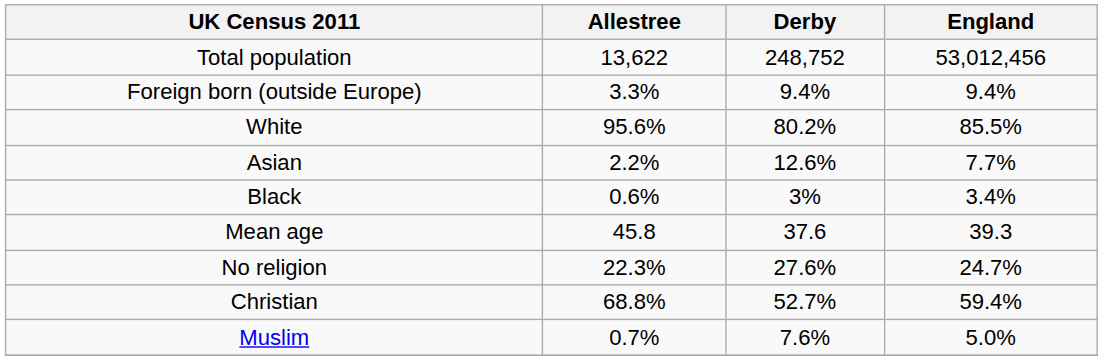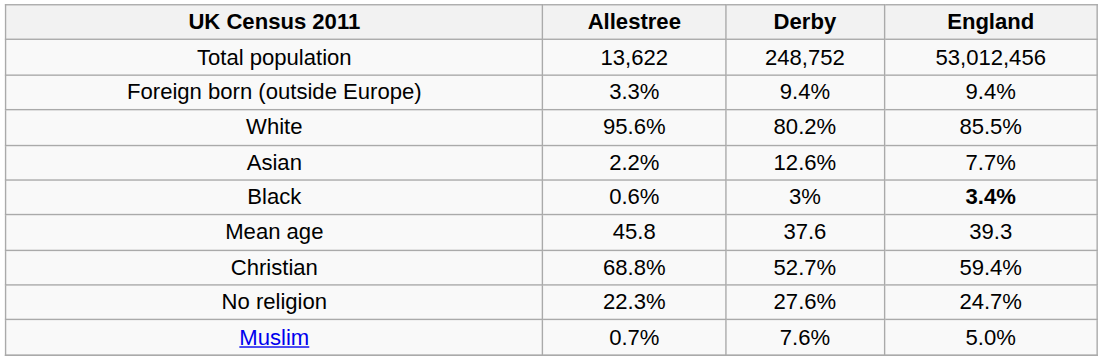(991, 197) normal -> (991, 197) bold
rows swapped: (274, 302) <-> (274, 267)
